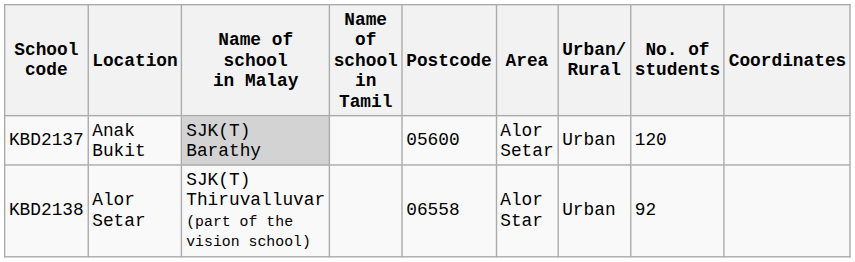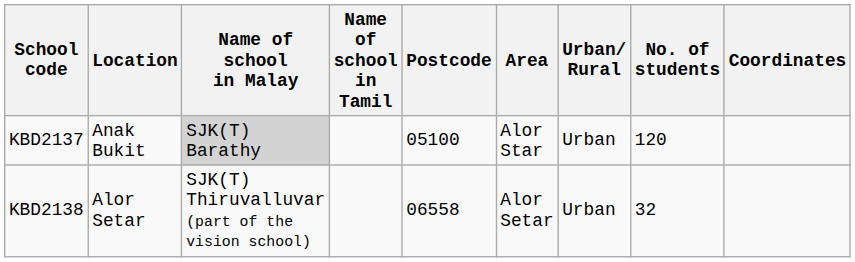(433, 141) 05600 -> (433, 141) 05100
(527, 141) Alor Setar -> (522, 141) Alor Star
(522, 211) Alor Star -> (527, 211) Alor Setar
(645, 211) 92 -> (645, 211) 32
